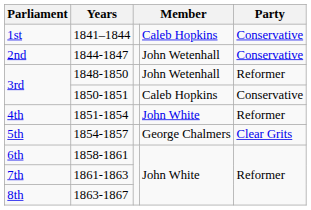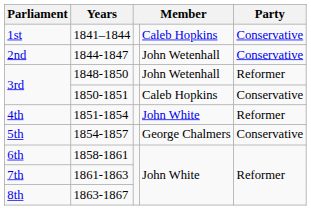(264, 134) Clear Grits -> (270, 134) Conservative
